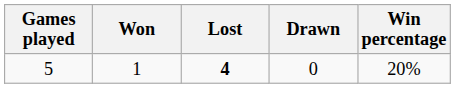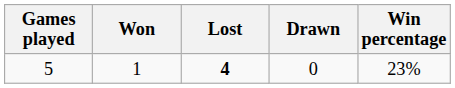(404, 68) 20% -> (404, 68) 23%
